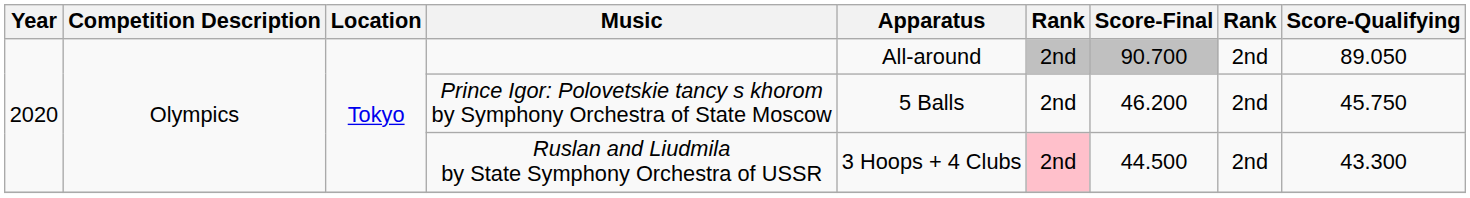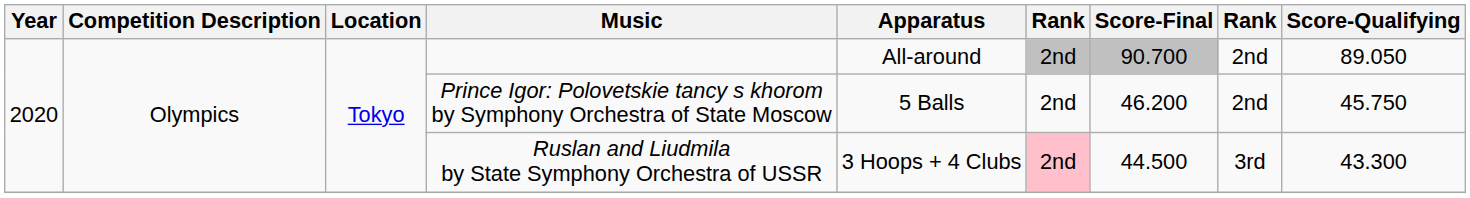(1250, 162) 2nd -> (1250, 162) 3rd
